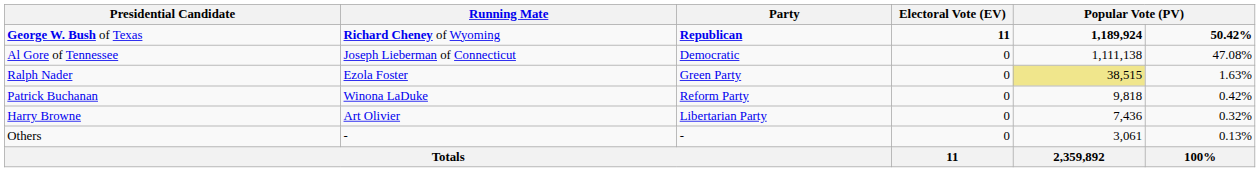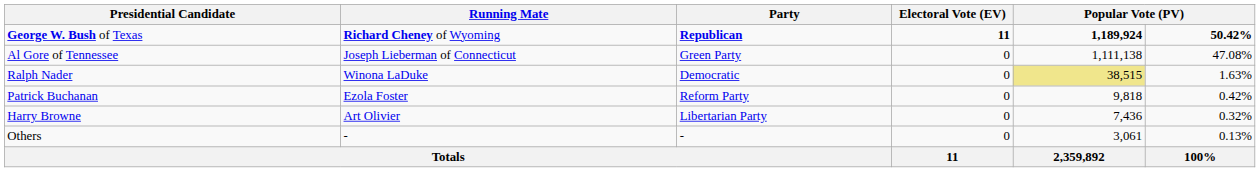(710, 55) Democratic -> (710, 55) Green Party
(376, 75) Ezola Foster -> (386, 75) Winona LaDuke
(710, 75) Green Party -> (710, 75) Democratic
(386, 95) Winona LaDuke -> (376, 95) Ezola Foster
